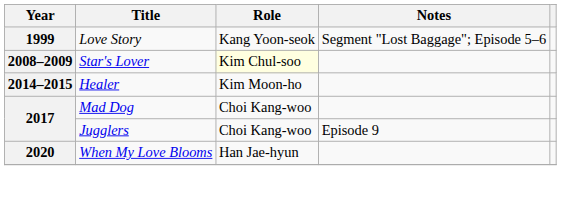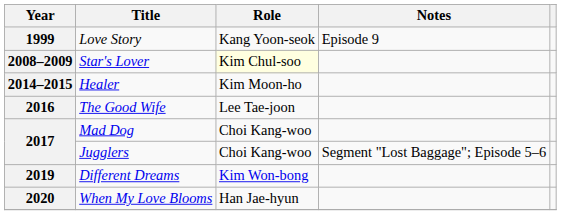(434, 38) Segment "Lost Baggage"; Episode 5–6 -> (350, 38) Episode 9
+ row: (122, 107)
(350, 130) Episode 9 -> (434, 152) Segment "Lost Baggage"; Episode 5–6
+ row: (129, 175)
